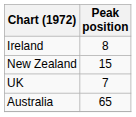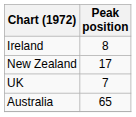(105, 64) 15 -> (105, 64) 17
